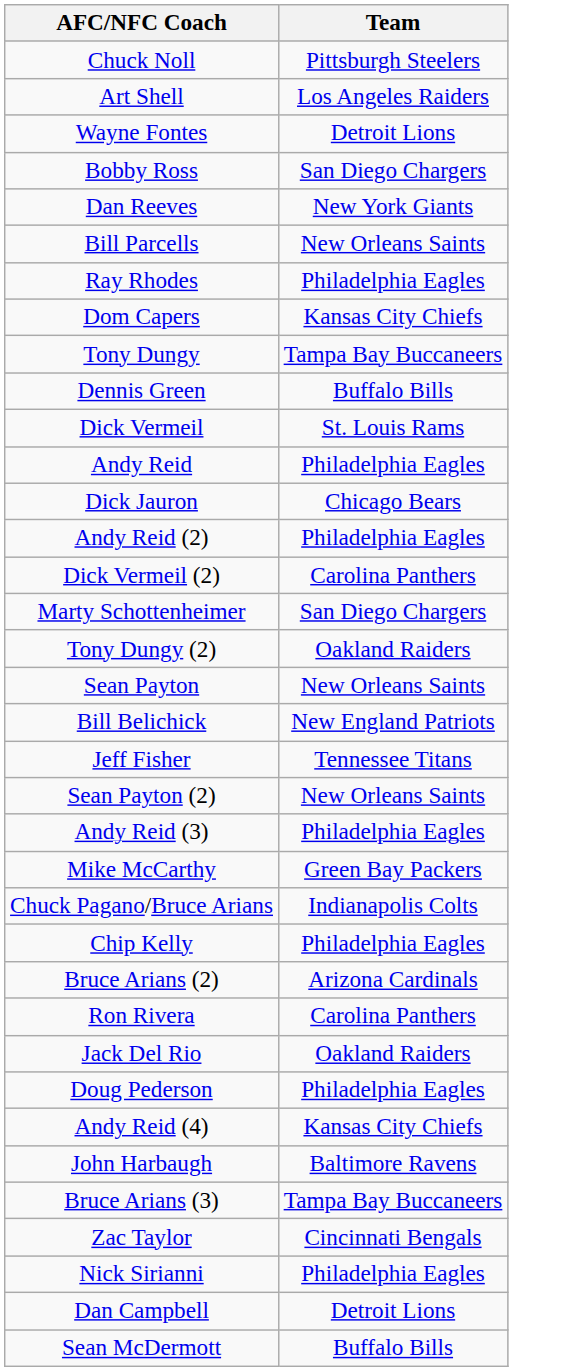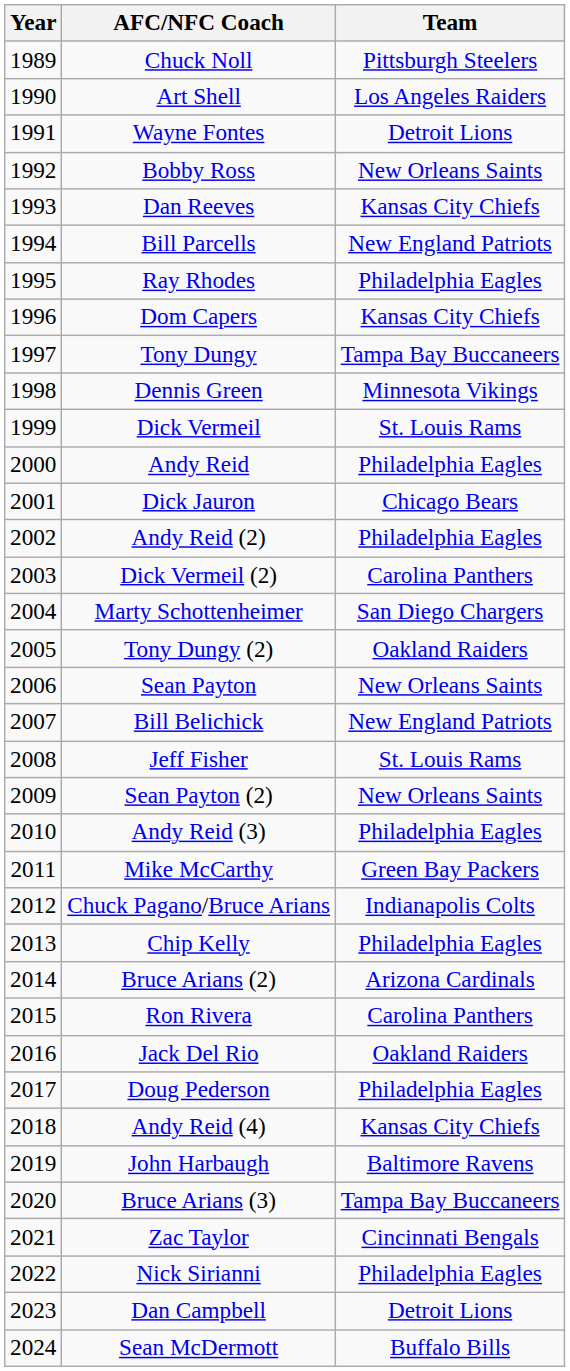+ column: (33, 22)
(393, 170) San Diego Chargers -> (450, 170) New Orleans Saints
(393, 206) New York Giants -> (450, 206) Kansas City Chiefs
(393, 243) New Orleans Saints -> (450, 243) New England Patriots
(393, 390) Buffalo Bills -> (450, 390) Minnesota Vikings
(393, 758) Tennessee Titans -> (450, 758) St. Louis Rams
